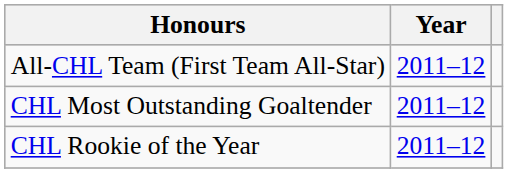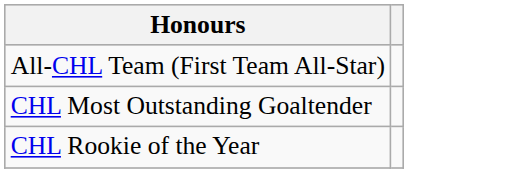- column: (441, 24)
